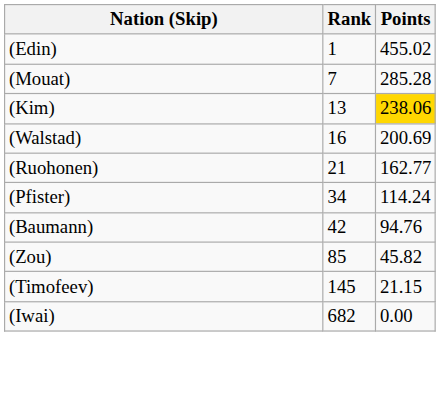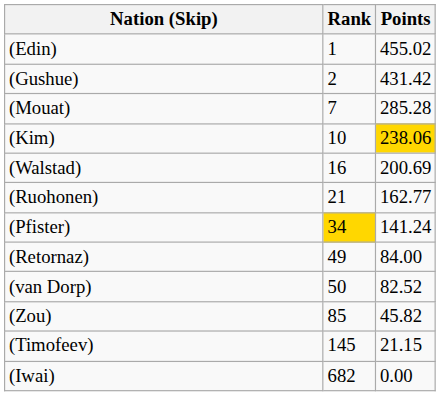+ row: (44, 78)
(337, 108) 13 -> (337, 138) 10
(337, 197) no background -> (337, 227) gold background
(405, 197) 114.24 -> (406, 227) 141.24
- row: (51, 227)
+ row: (49, 256)
+ row: (50, 286)
